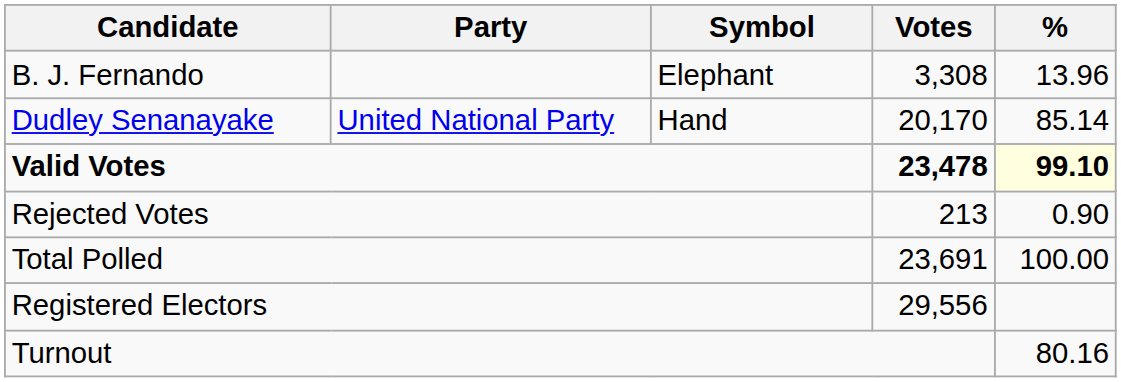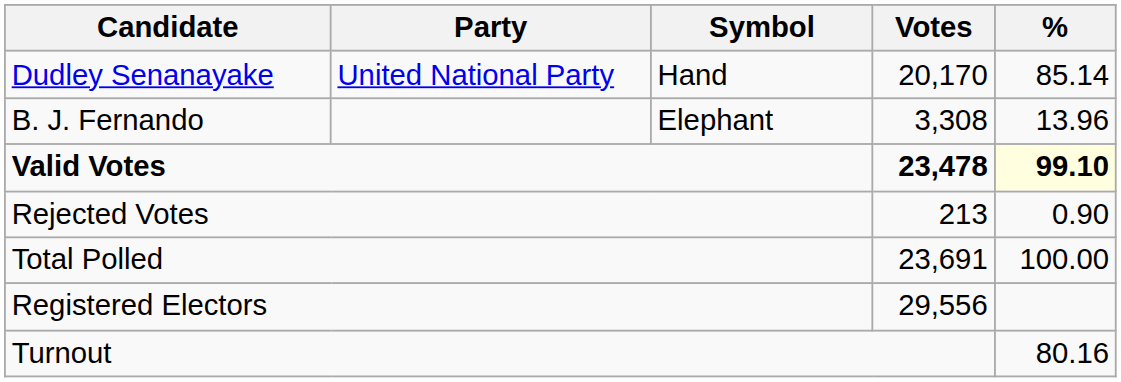rows swapped: (143, 120) <-> (108, 74)
